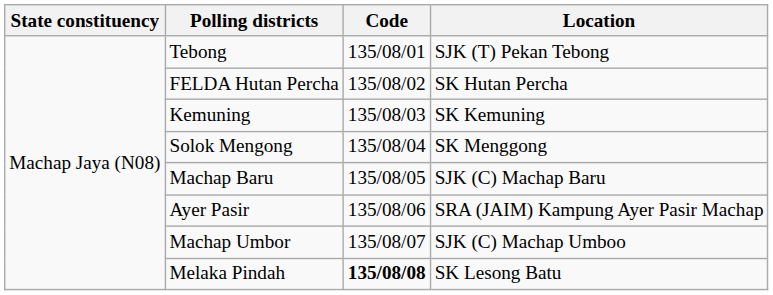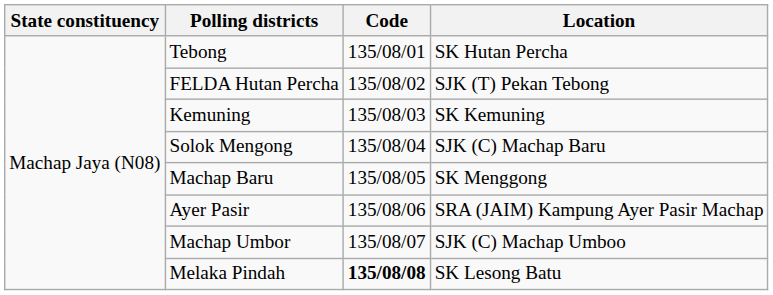(522, 51) SJK (T) Pekan Tebong -> (501, 51) SK Hutan Percha
(501, 83) SK Hutan Percha -> (522, 83) SJK (T) Pekan Tebong
(491, 146) SK Menggong -> (520, 146) SJK (C) Machap Baru
(520, 178) SJK (C) Machap Baru -> (491, 178) SK Menggong
